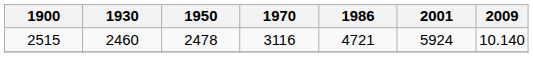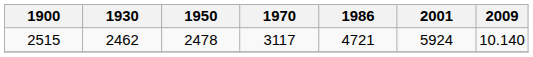(122, 39) 2460 -> (122, 39) 2462
(279, 39) 3116 -> (279, 39) 3117
